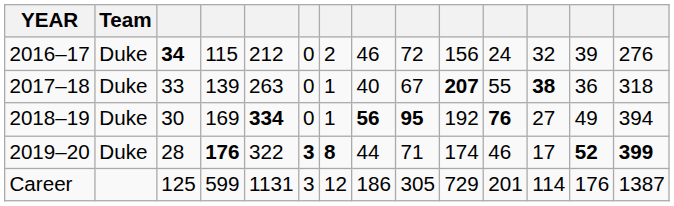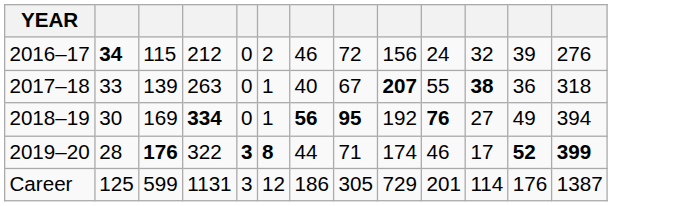- column: (125, 20)
